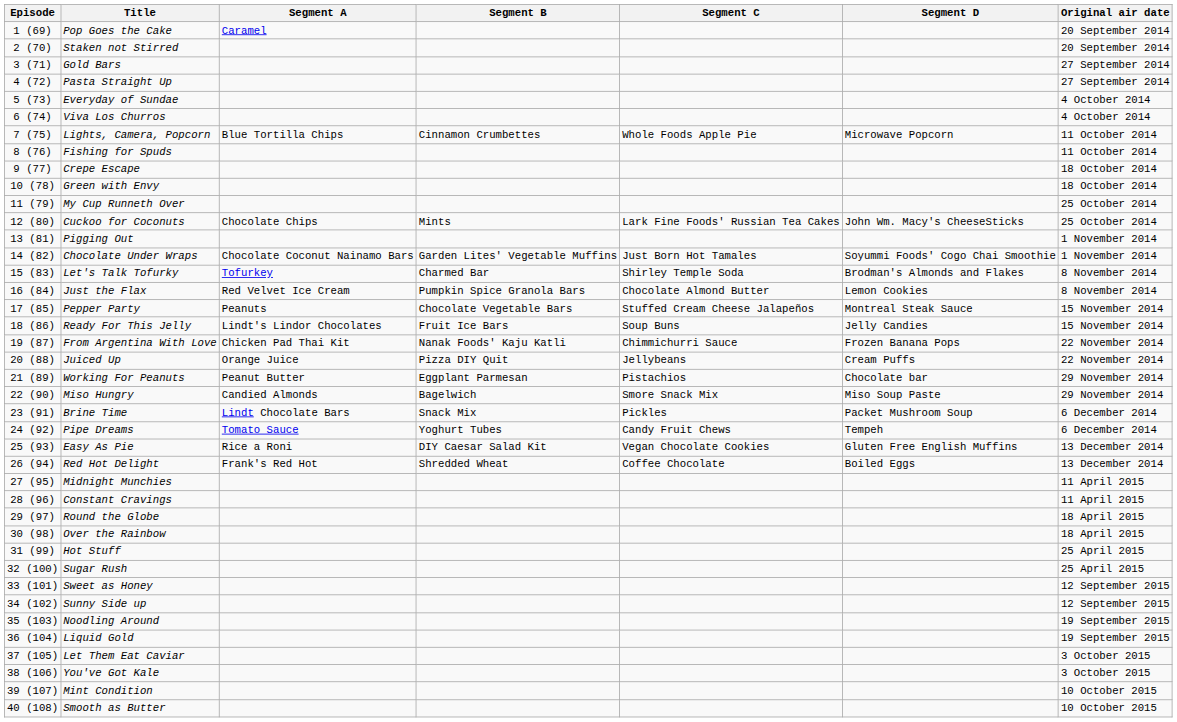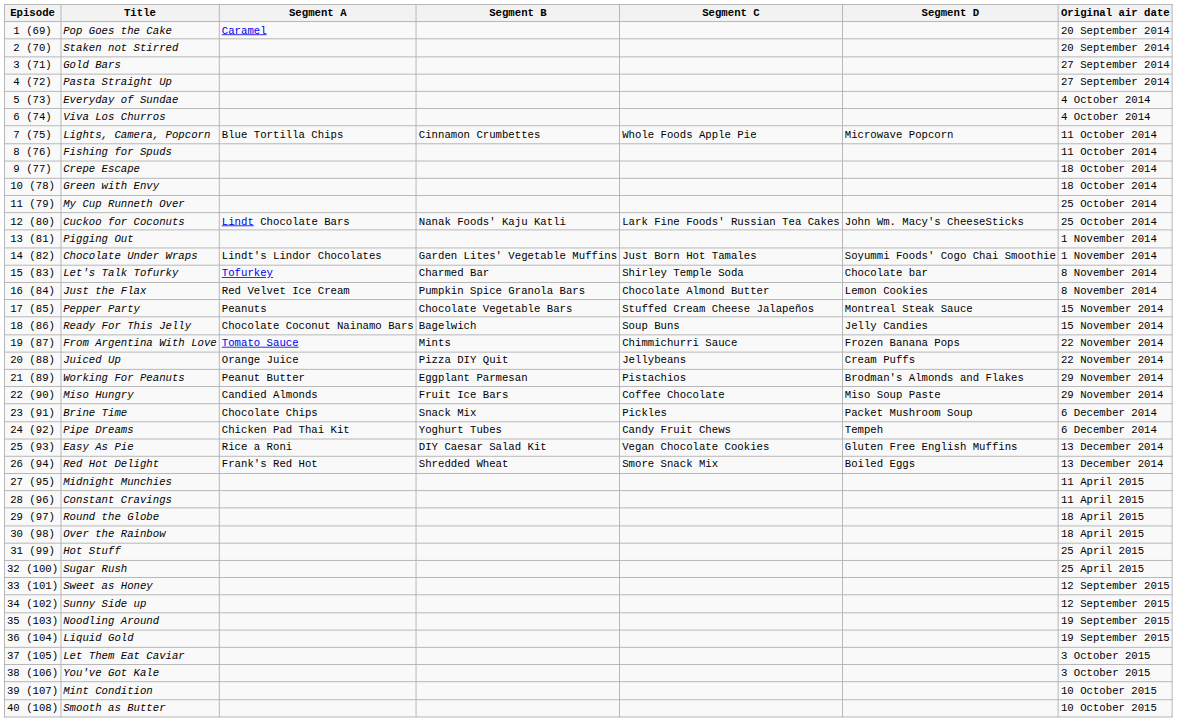(270, 222) Chocolate Chips -> (286, 222) Lindt Chocolate Bars
(435, 222) Mints -> (492, 222) Nanak Foods' Kaju Katli
(318, 256) Chocolate Coconut Nainamo Bars -> (302, 256) Lindt's Lindor Chocolates
(934, 274) Brodman's Almonds and Flakes -> (886, 274) Chocolate bar
(302, 326) Lindt's Lindor Chocolates -> (318, 326) Chocolate Coconut Nainamo Bars
(464, 326) Fruit Ice Bars -> (448, 326) Bagelwich
(286, 343) Chicken Pad Thai Kit -> (260, 343) Tomato Sauce
(492, 343) Nanak Foods' Kaju Katli -> (435, 343) Mints
(886, 378) Chocolate bar -> (934, 378) Brodman's Almonds and Flakes
(448, 395) Bagelwich -> (464, 395) Fruit Ice Bars
(670, 395) Smore Snack Mix -> (673, 395) Coffee Chocolate
(286, 413) Lindt Chocolate Bars -> (270, 413) Chocolate Chips
(260, 430) Tomato Sauce -> (286, 430) Chicken Pad Thai Kit
(673, 465) Coffee Chocolate -> (670, 465) Smore Snack Mix
